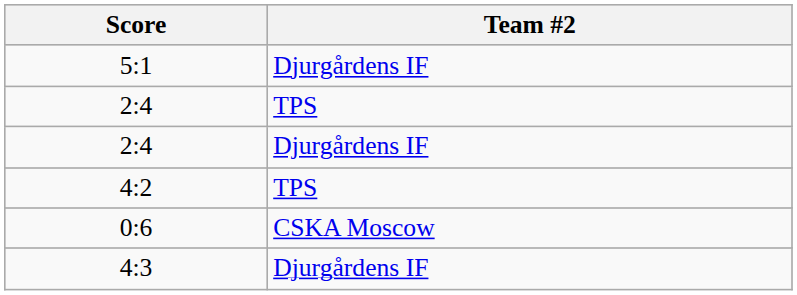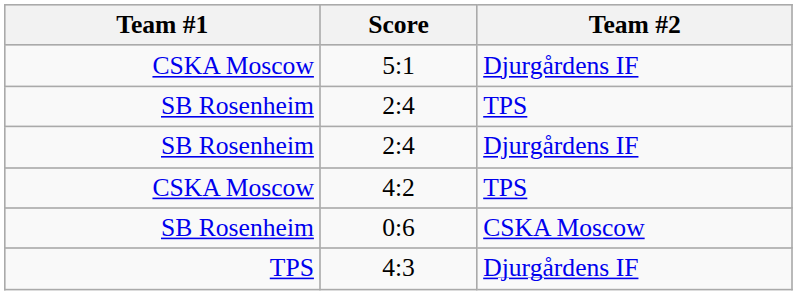+ column: (162, 24)
